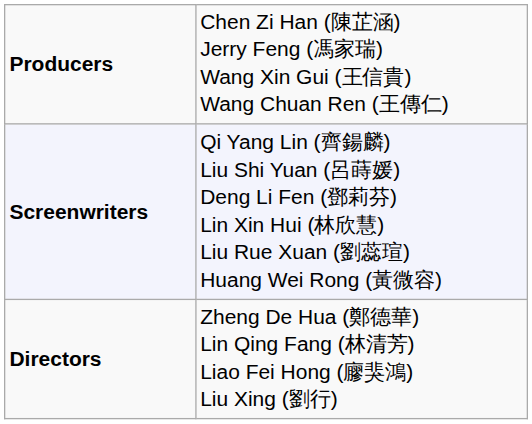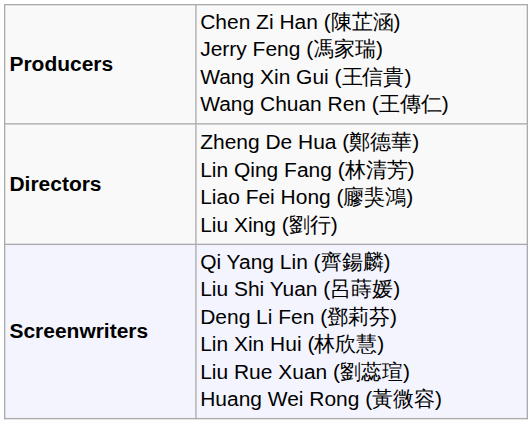rows swapped: (55, 358) <-> (79, 211)
